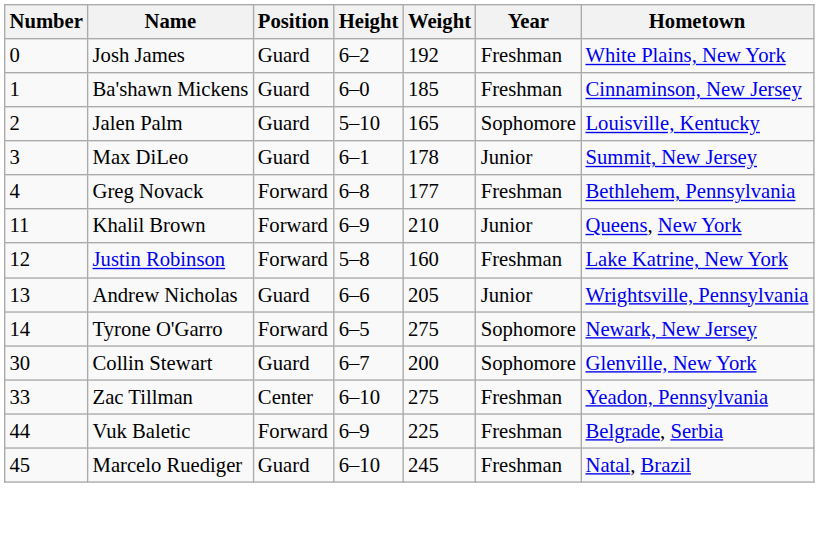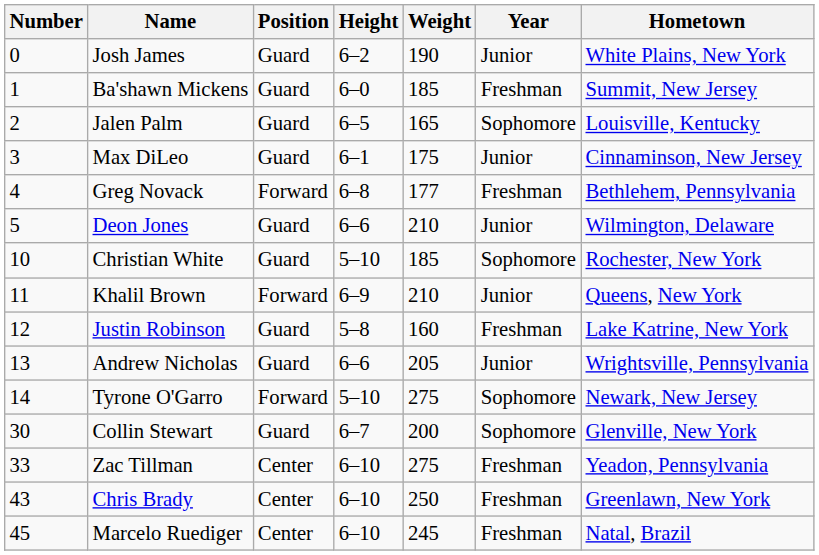(423, 55) 192 -> (423, 55) 190
(521, 55) Freshman -> (506, 55) Junior
(694, 89) Cinnaminson, New Jersey -> (671, 89) Summit, New Jersey
(359, 123) 5–10 -> (354, 123) 6–5
(423, 158) 178 -> (423, 158) 175
(671, 158) Summit, New Jersey -> (694, 158) Cinnaminson, New Jersey
+ row: (140, 226)
+ row: (158, 260)
(293, 260) Forward -> (284, 328) Guard
(354, 328) 6–5 -> (359, 396) 5–10
+ row: (143, 498)
- row: (142, 430)
(284, 464) Guard -> (285, 533) Center
